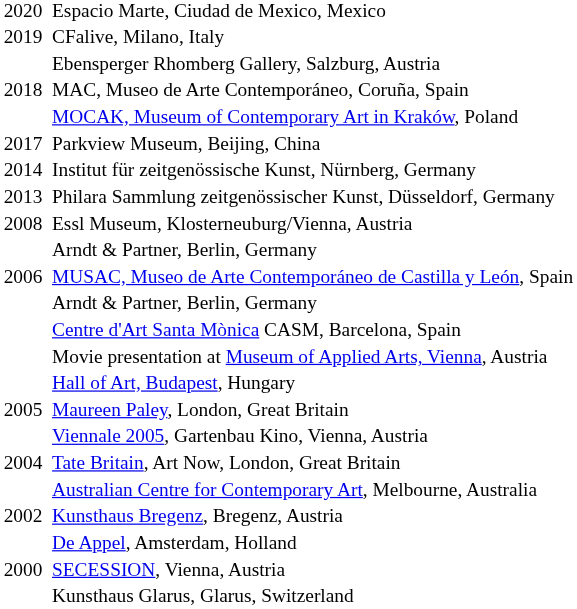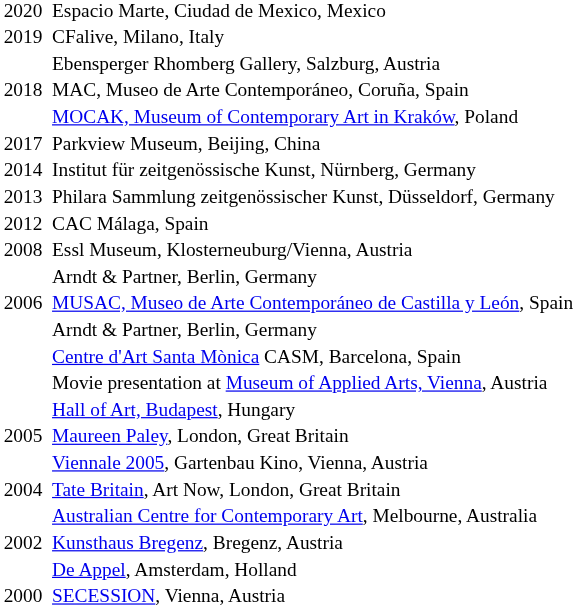+ row: (23, 223)
- row: (23, 596)
